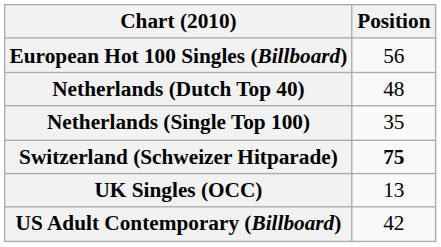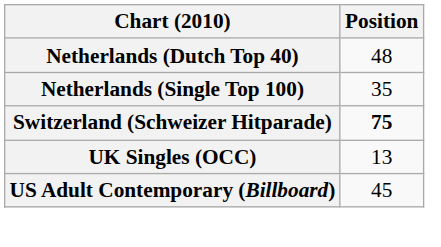- row: (178, 55)
(394, 223) 42 -> (382, 190) 45
